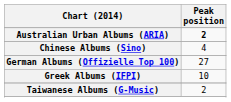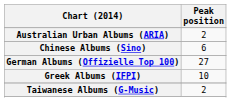(204, 35) bold -> (204, 35) normal
(204, 49) 4 -> (204, 49) 6
